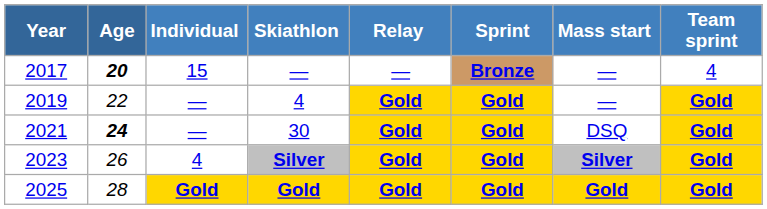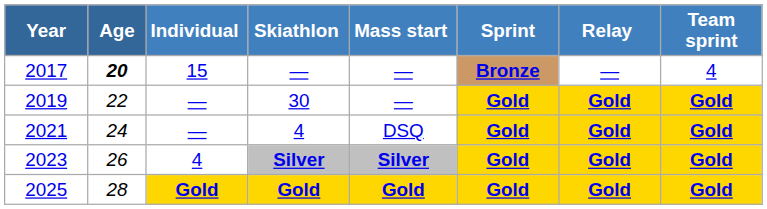columns swapped: (607, 30) <-> (401, 30)
(299, 100) 4 -> (299, 100) 30
(117, 130) bold -> (117, 130) normal
(299, 130) 30 -> (299, 130) 4
